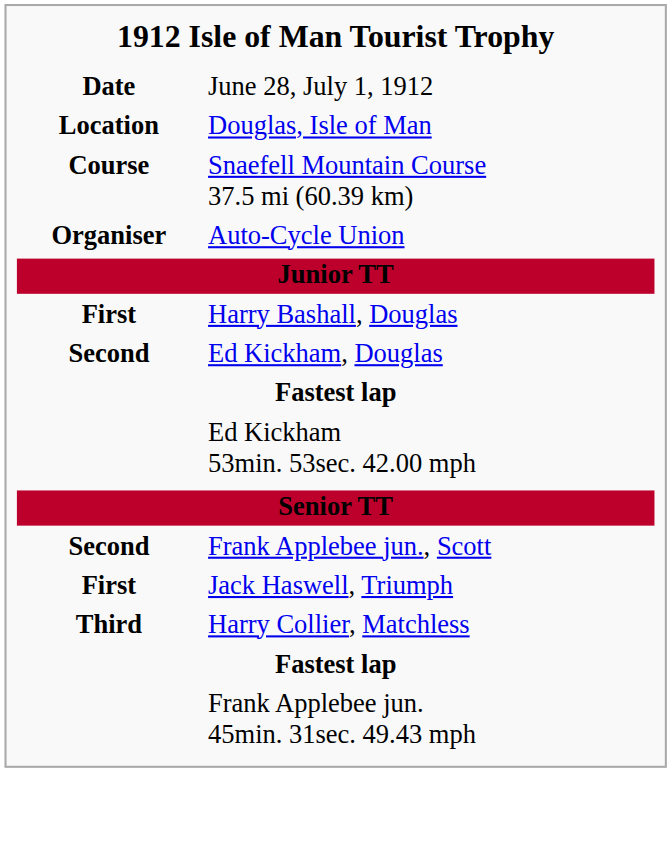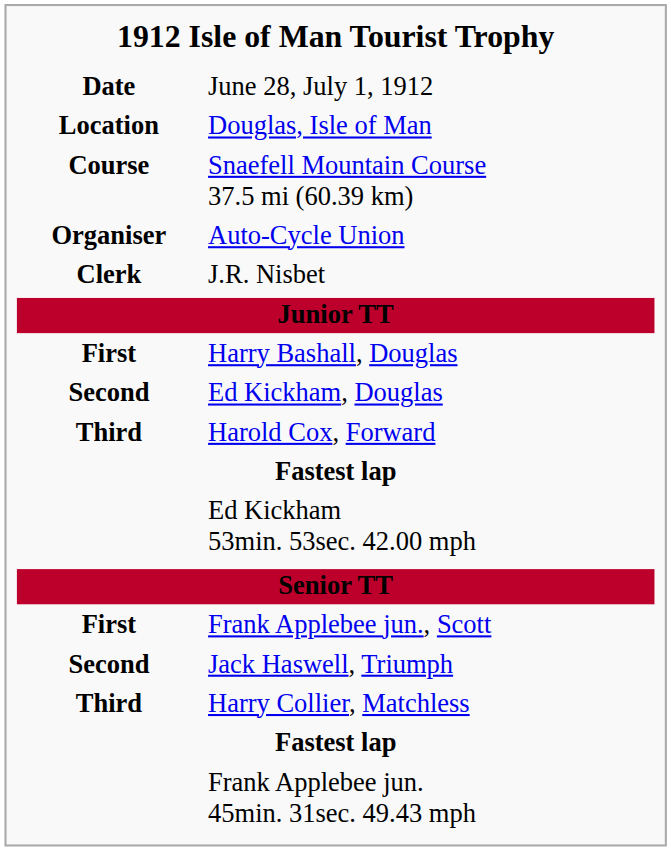+ row: (267, 274)
+ row: (322, 432)
(109, 545) Second -> (109, 624) First
(109, 585) First -> (109, 663) Second
